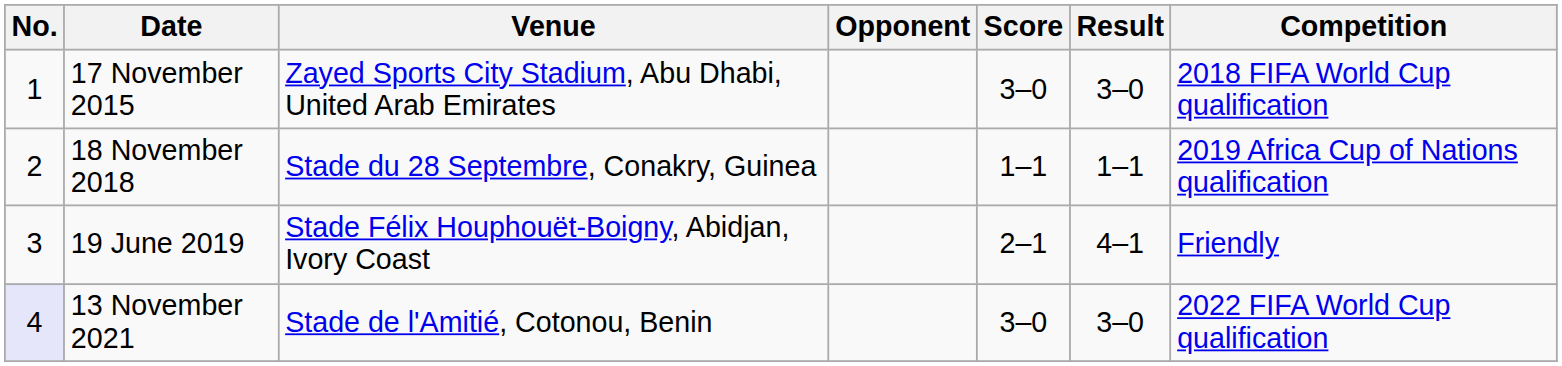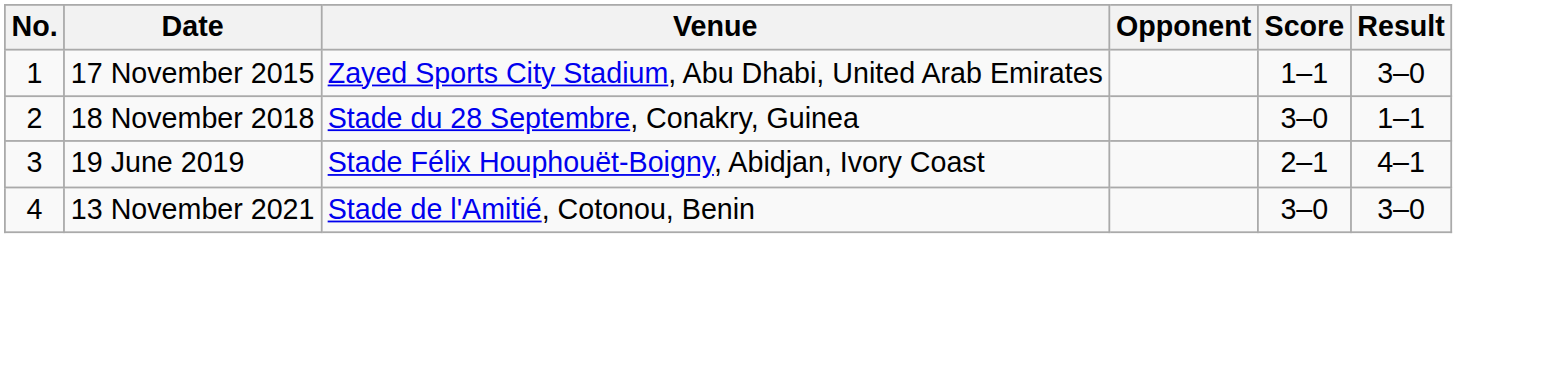- column: (1364, 27)
(1023, 88) 3–0 -> (1304, 72) 1–1
(1023, 166) 1–1 -> (1304, 118) 3–0
(35, 321) lavender background -> (35, 208) no background
